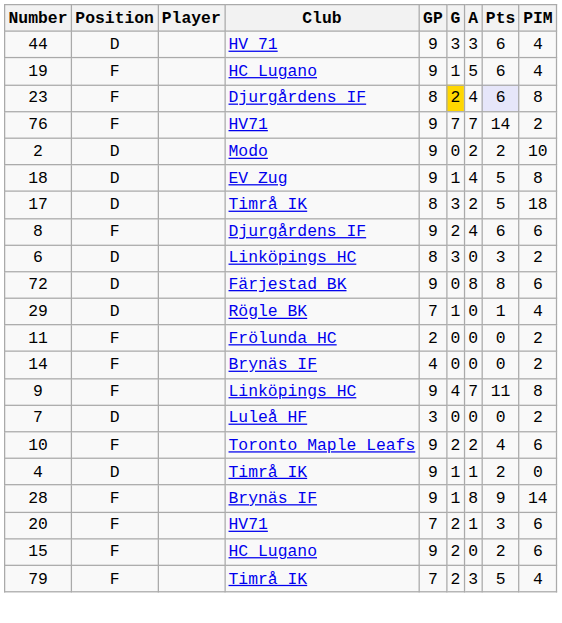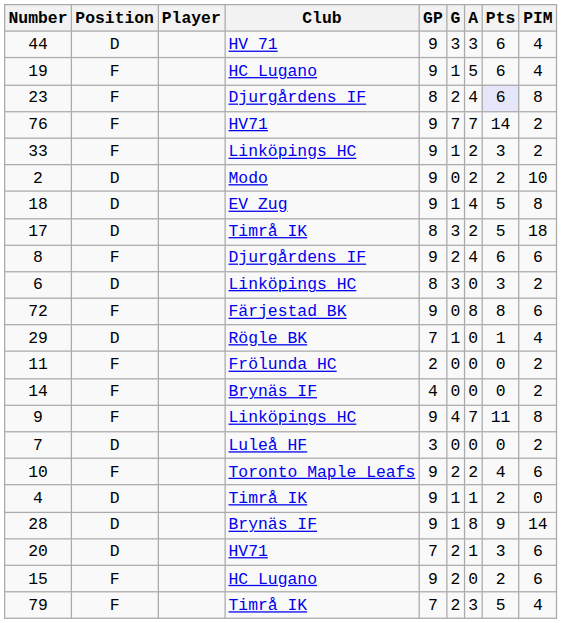(455, 98) gold background -> (455, 98) no background
+ row: (38, 151)
(115, 285) D -> (115, 312) F
(115, 499) F -> (115, 525) D
(115, 525) F -> (115, 552) D
